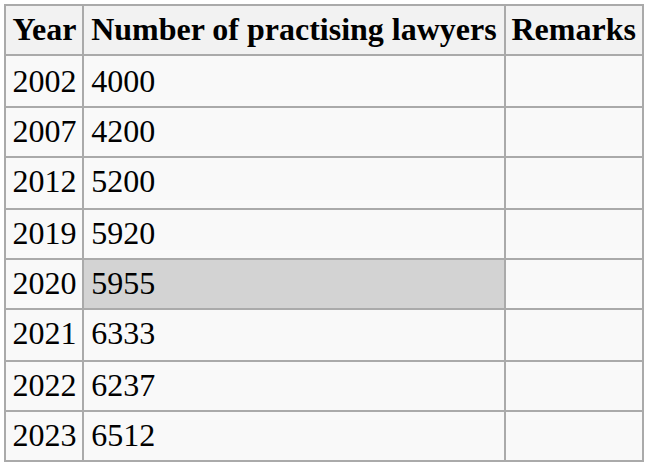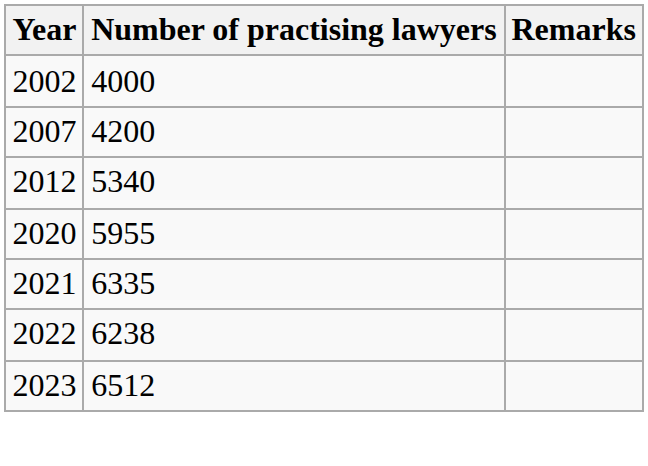(123, 182) 5200 -> (123, 182) 5340
- row: (44, 232)
(123, 283) lightgrey background -> (123, 232) no background
(123, 334) 6333 -> (123, 283) 6335
(123, 385) 6237 -> (123, 334) 6238
